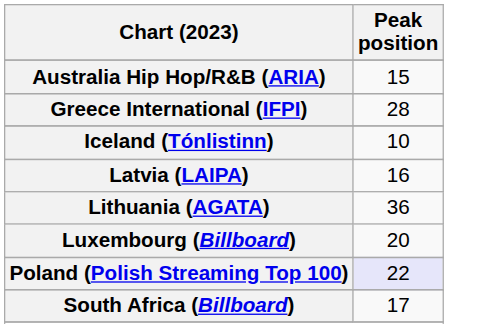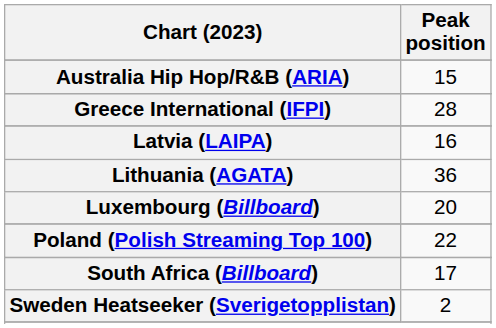- row: (179, 142)
(398, 273) lavender background -> (446, 240) no background
+ row: (203, 305)
